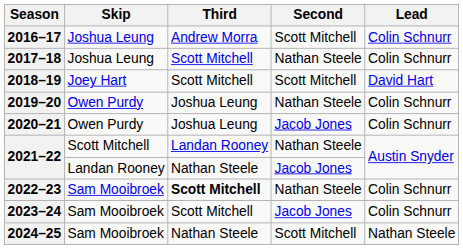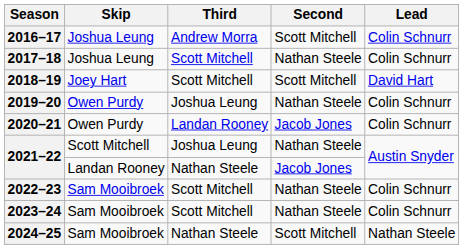(214, 124) Joshua Leung -> (220, 124) Landan Rooney
(220, 146) Landan Rooney -> (214, 146) Joshua Leung
(216, 189) bold -> (212, 189) normal
(313, 211) Jacob Jones -> (318, 211) Nathan Steele
